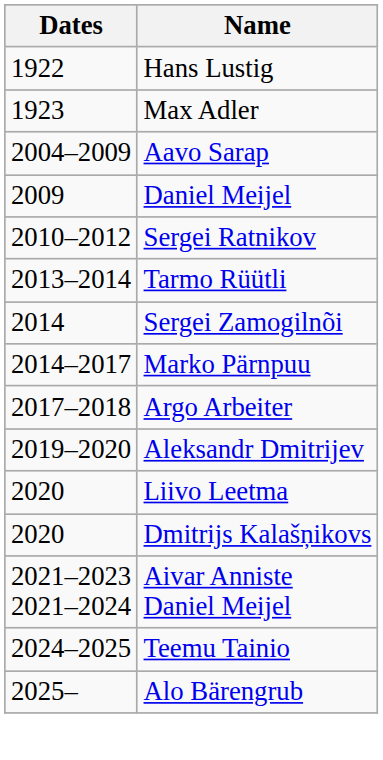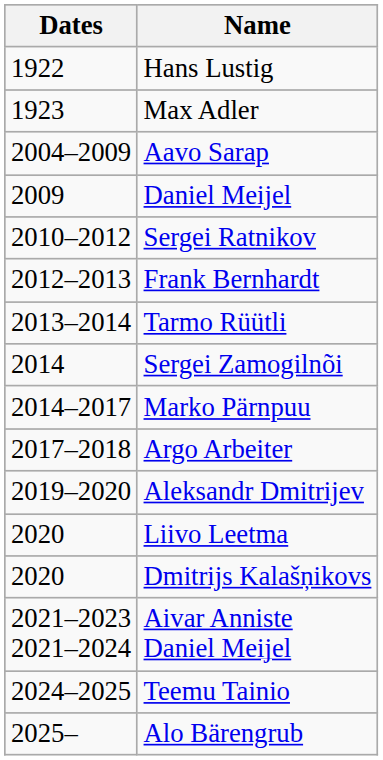+ row: (231, 279)
